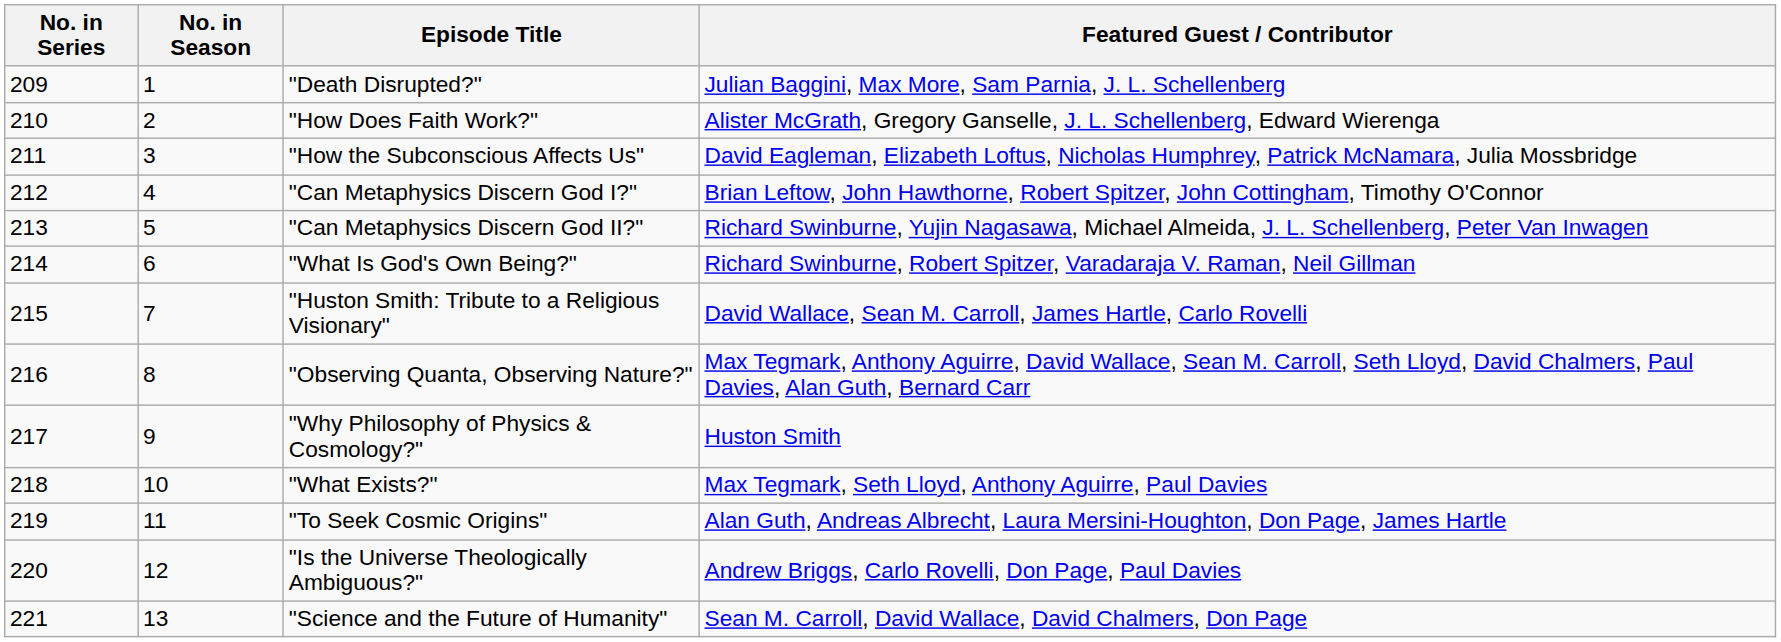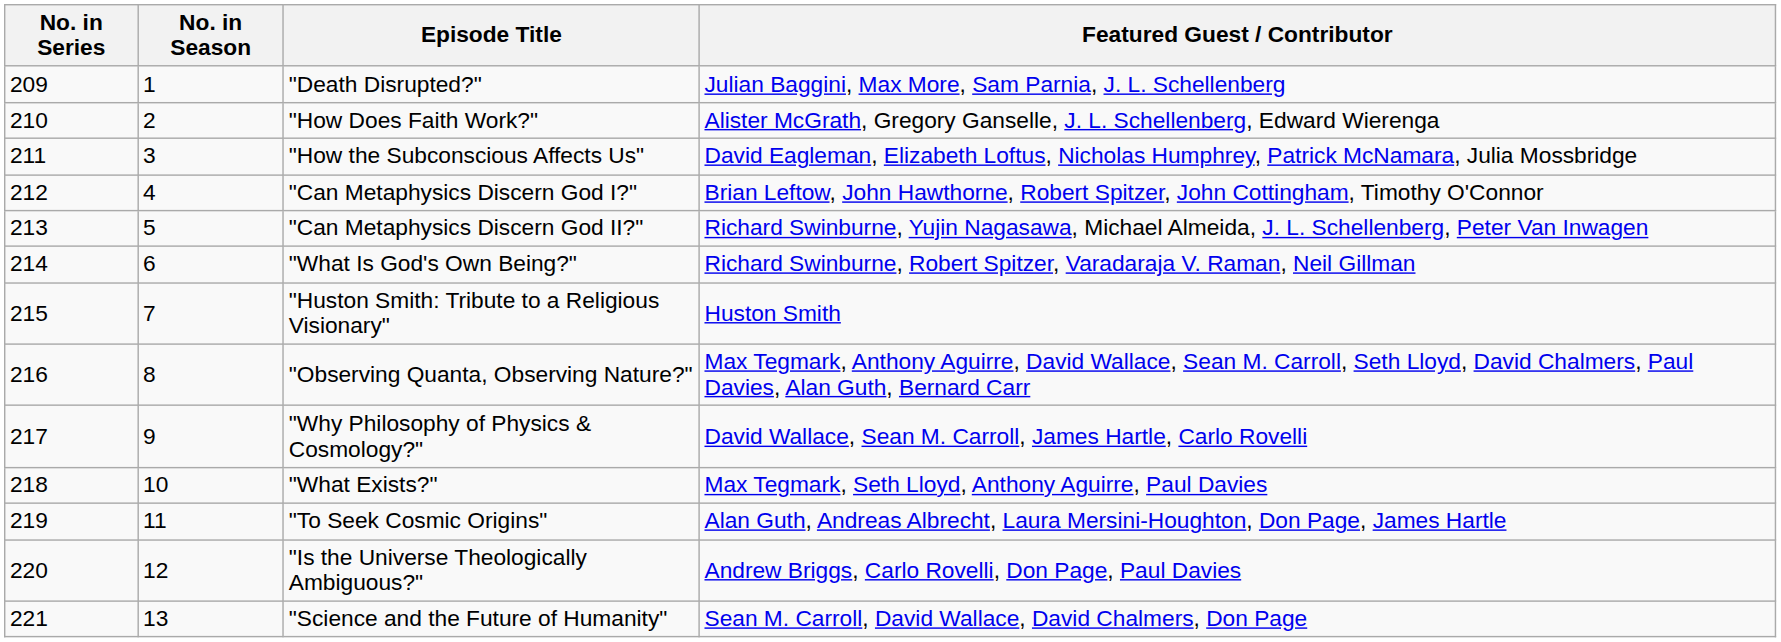(1006, 313) David Wallace, Sean M. Carroll, James Hartle, Carlo Rovelli -> (773, 313) Huston Smith
(773, 436) Huston Smith -> (1006, 436) David Wallace, Sean M. Carroll, James Hartle, Carlo Rovelli
